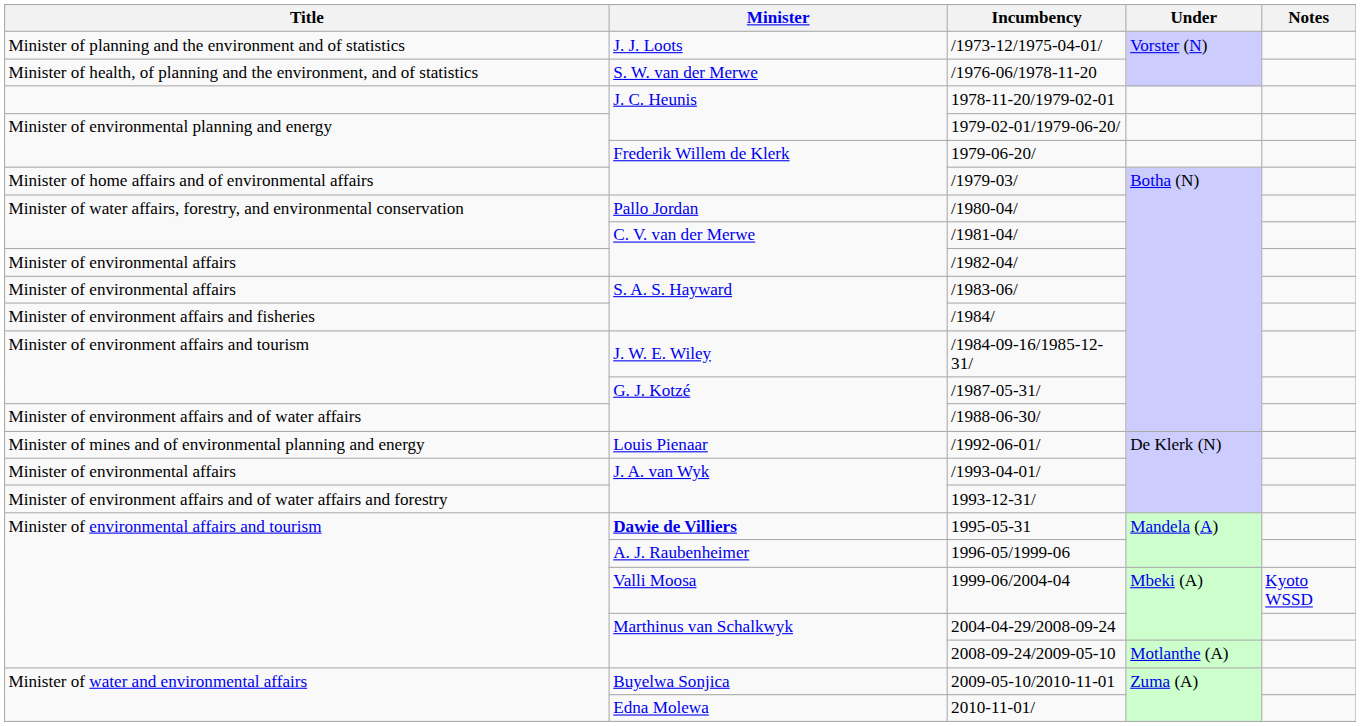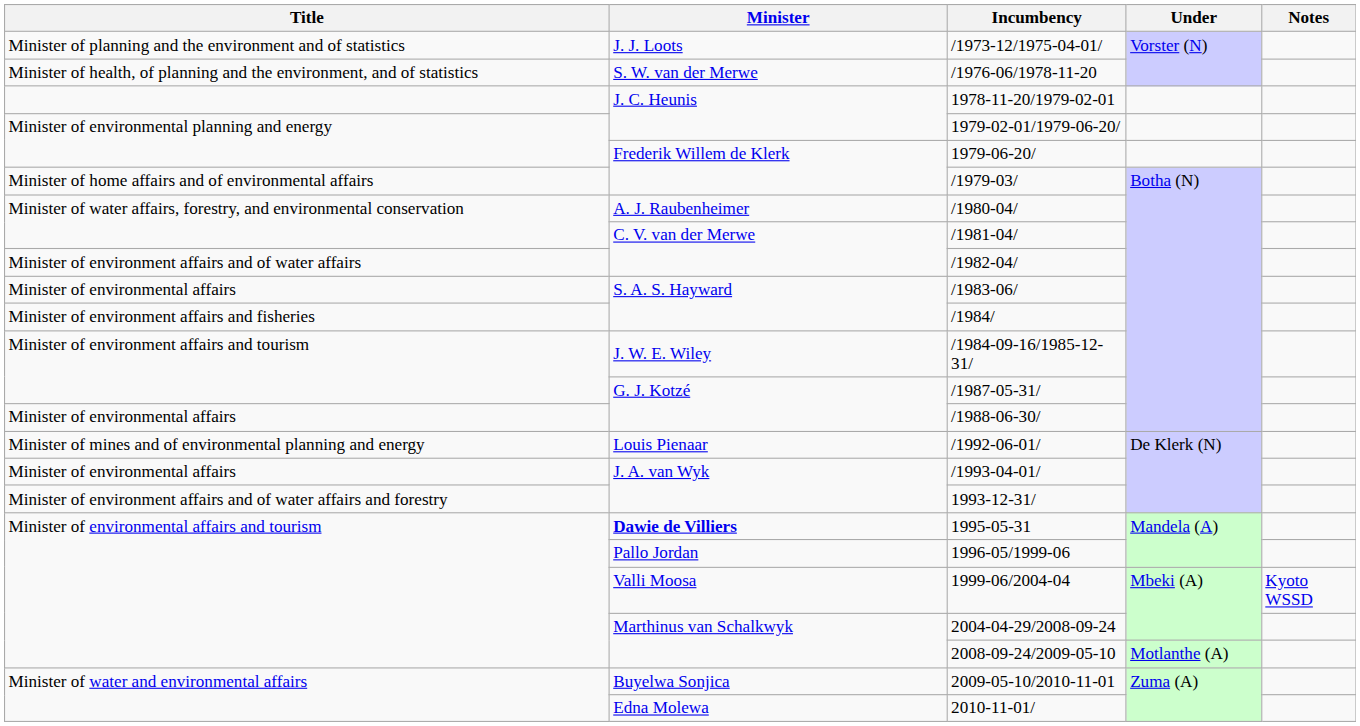(656, 208) Pallo Jordan -> (681, 208) A. J. Raubenheimer
(122, 262) Minister of environmental affairs -> (185, 262) Minister of environment affairs and of water affairs
(185, 417) Minister of environment affairs and of water affairs -> (122, 417) Minister of environmental affairs
(681, 553) A. J. Raubenheimer -> (656, 553) Pallo Jordan
